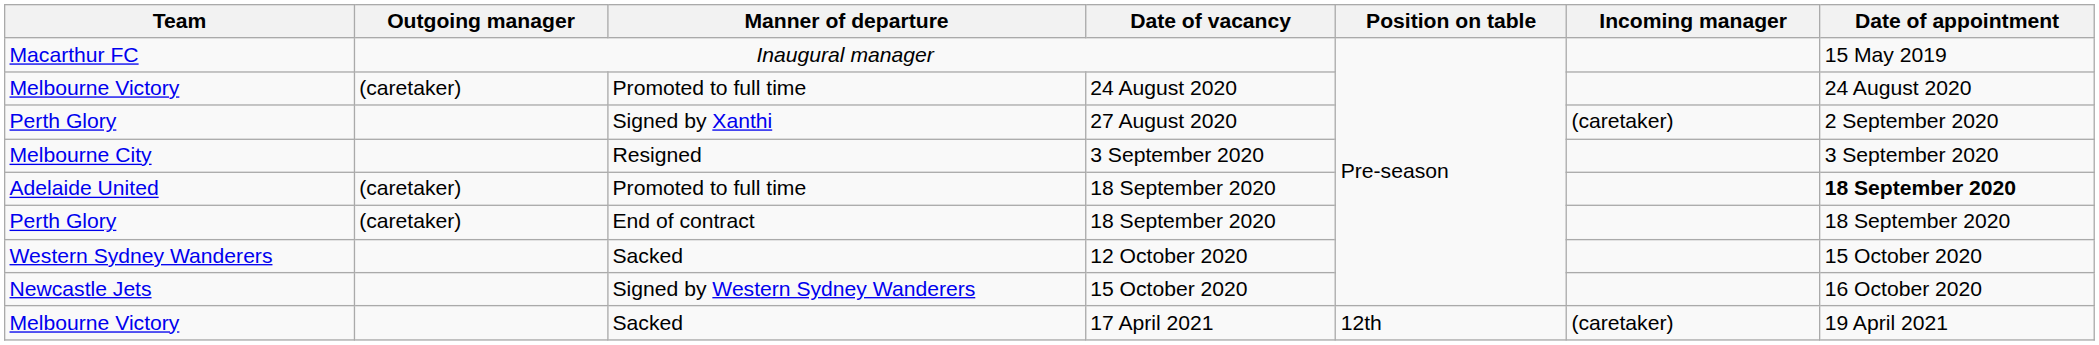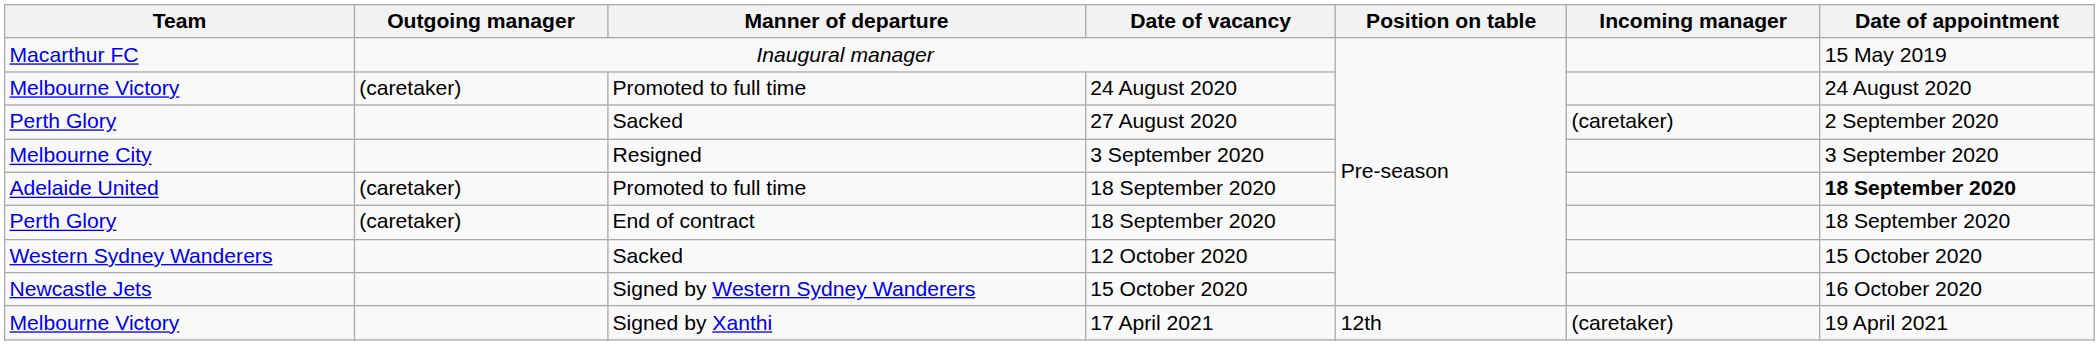(692, 121) Signed by Xanthi -> (648, 121) Sacked
(648, 322) Sacked -> (692, 322) Signed by Xanthi
